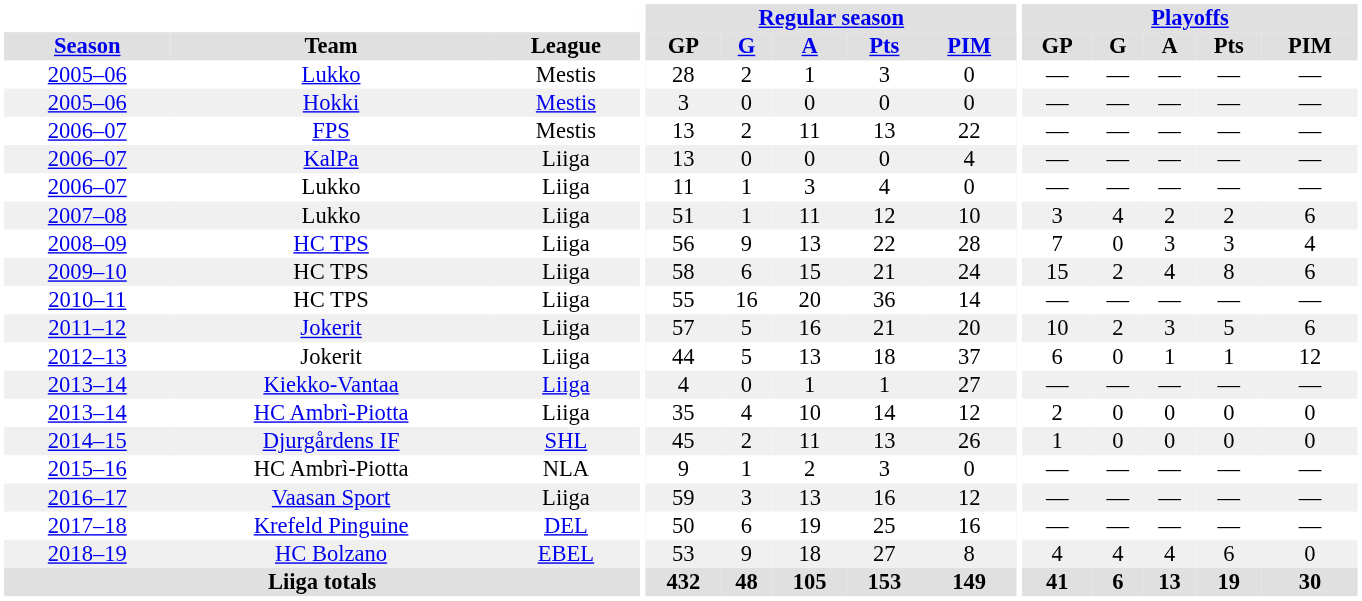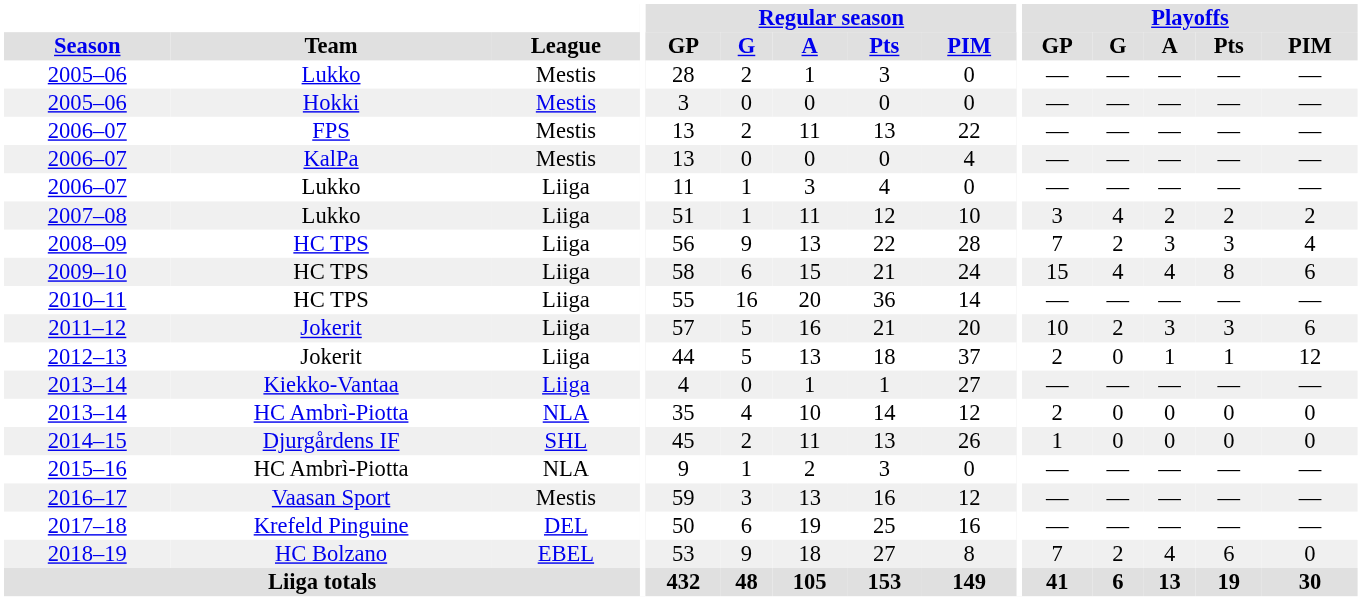(566, 158) Liiga -> (566, 158) Mestis
(1310, 215) 6 -> (1310, 215) 2
(1118, 243) 0 -> (1118, 243) 2
(1118, 271) 2 -> (1118, 271) 4
(1229, 328) 5 -> (1229, 328) 3
(1057, 356) 6 -> (1057, 356) 2
(566, 412) Liiga -> (566, 412) NLA
(566, 497) Liiga -> (566, 497) Mestis
(1057, 553) 4 -> (1057, 553) 7
(1118, 553) 4 -> (1118, 553) 2
